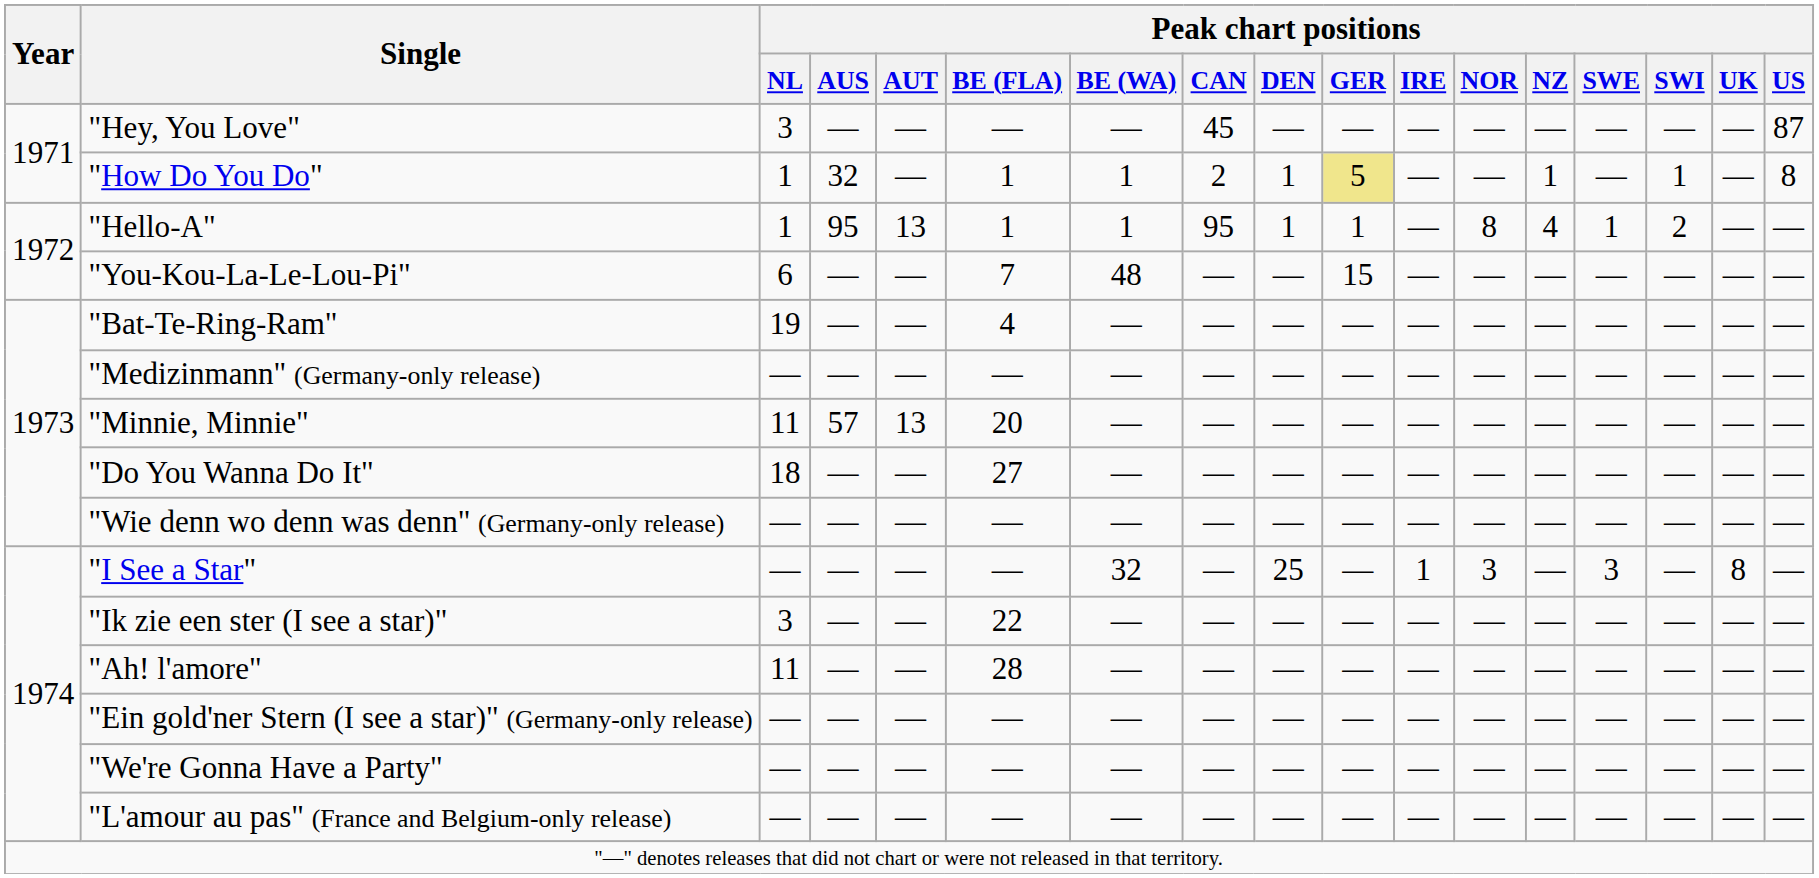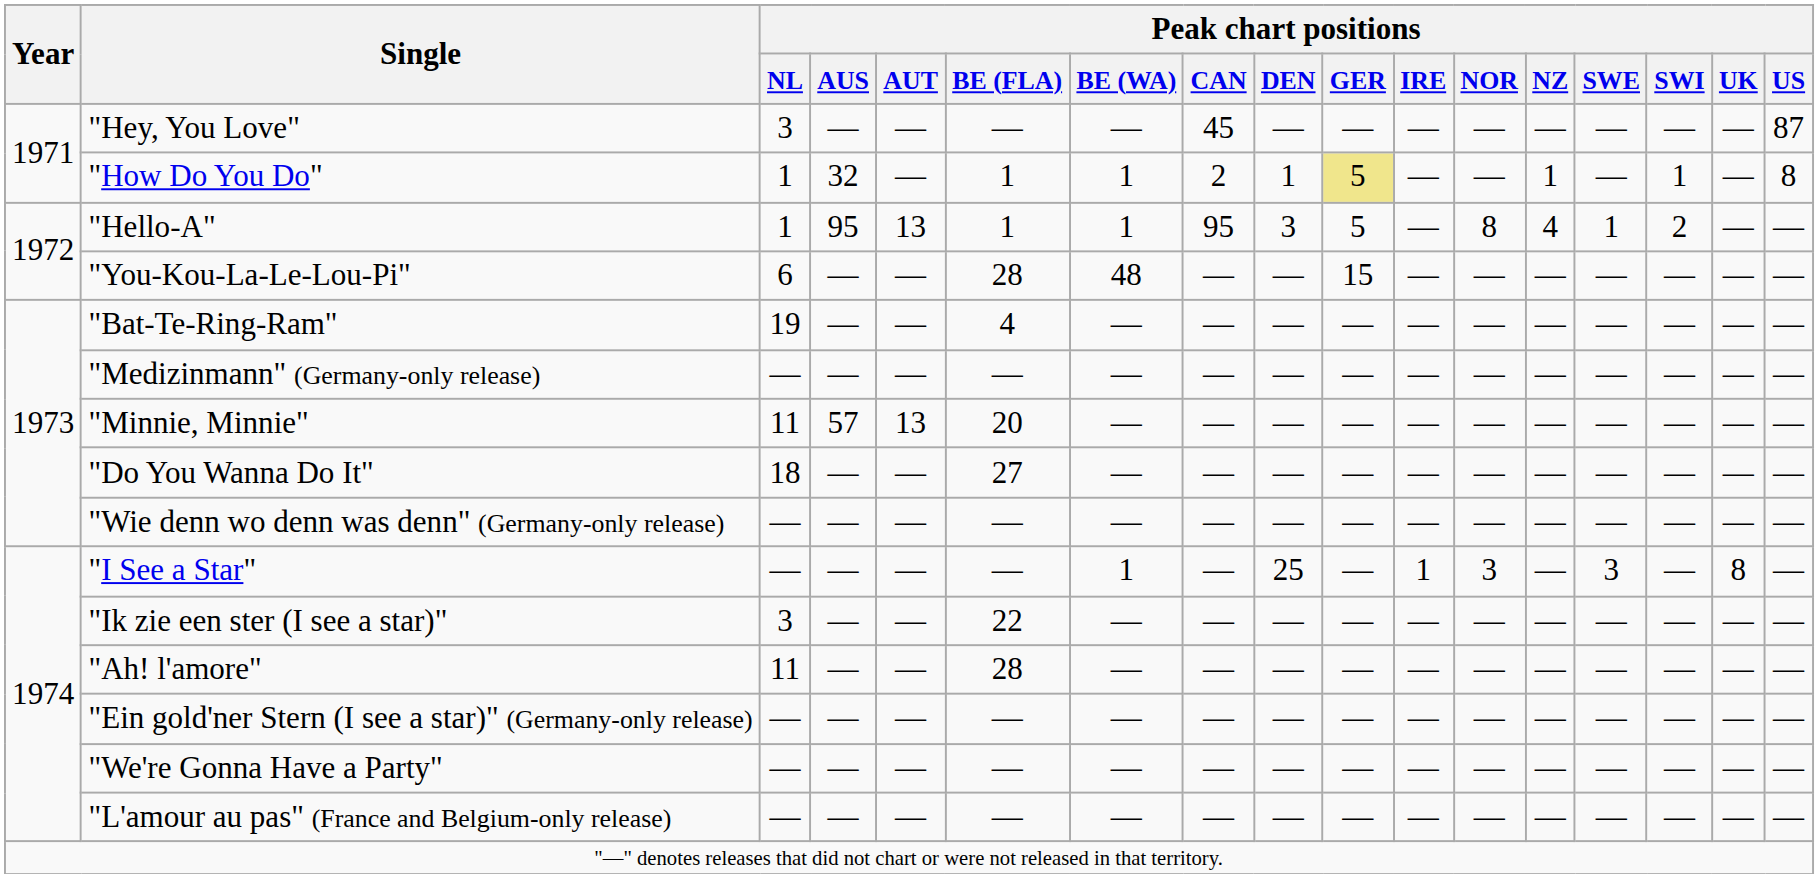(1288, 226) 1 -> (1288, 226) 3
(1358, 226) 1 -> (1358, 226) 5
(1007, 275) 7 -> (1007, 275) 28
(1126, 570) 32 -> (1126, 570) 1
